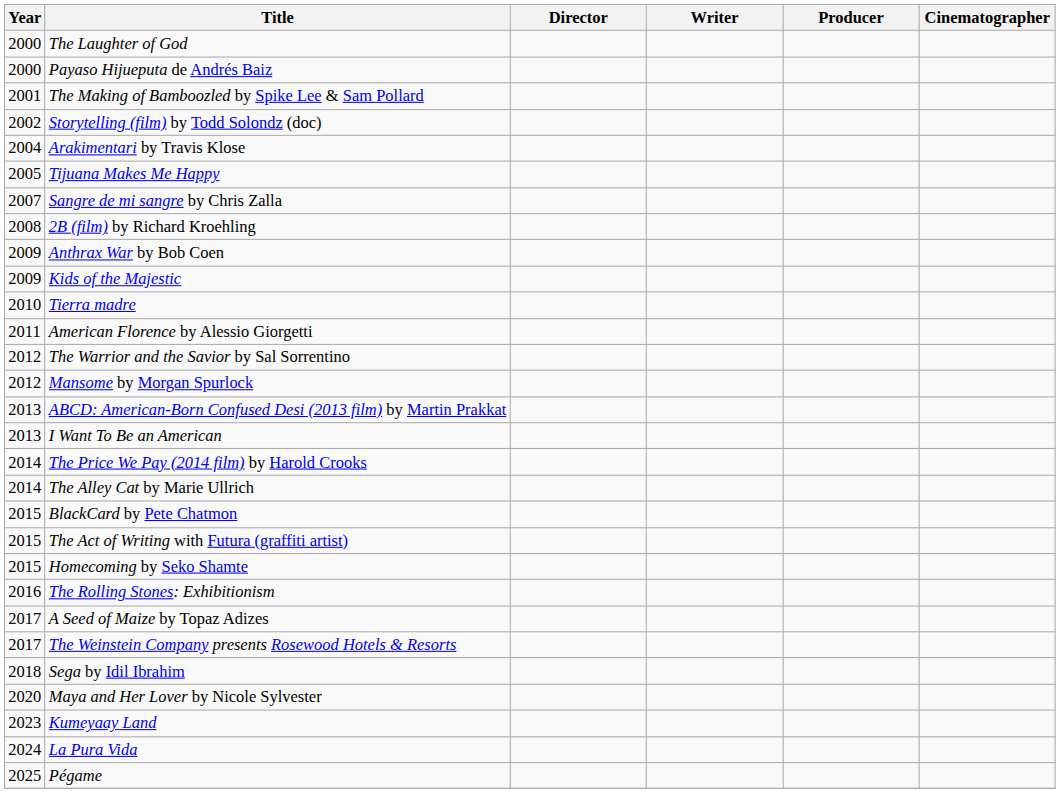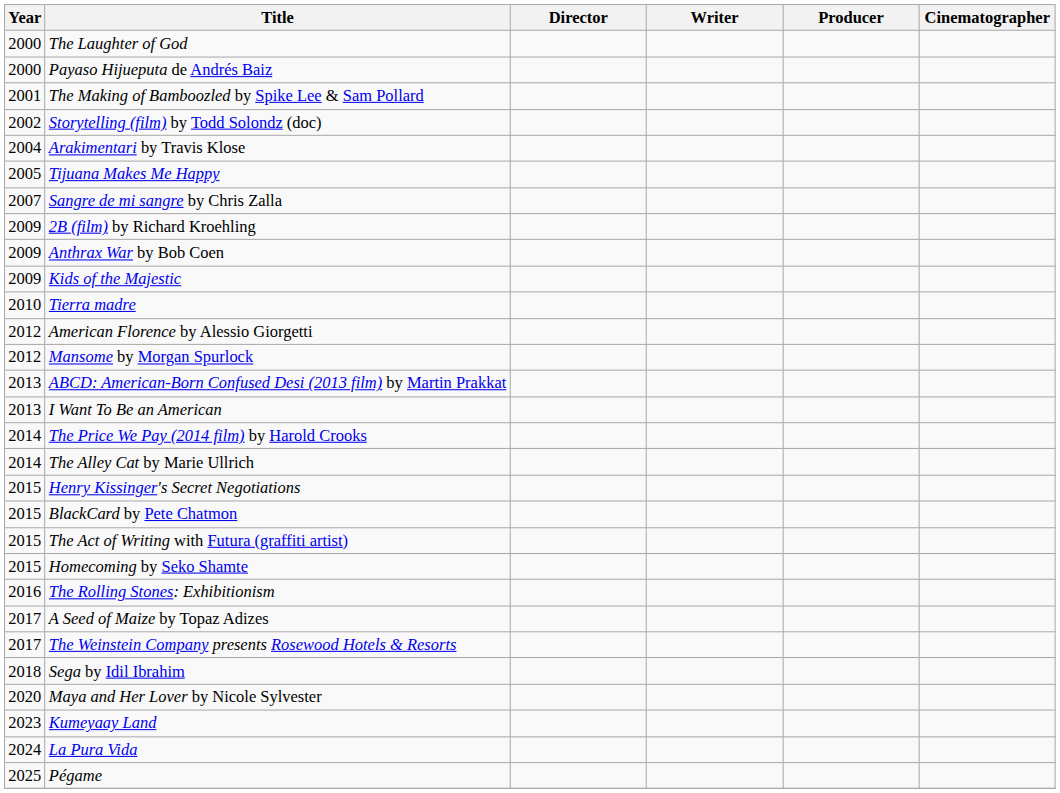(25, 226) 2008 -> (25, 226) 2009
(24, 331) 2011 -> (25, 331) 2012
- row: (199, 357)
+ row: (175, 488)
